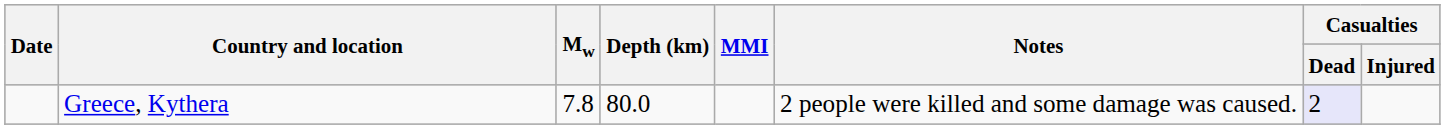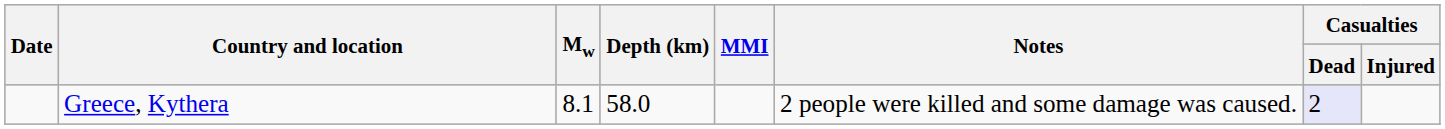(578, 104) 7.8 -> (578, 104) 8.1
(628, 104) 80.0 -> (628, 104) 58.0
